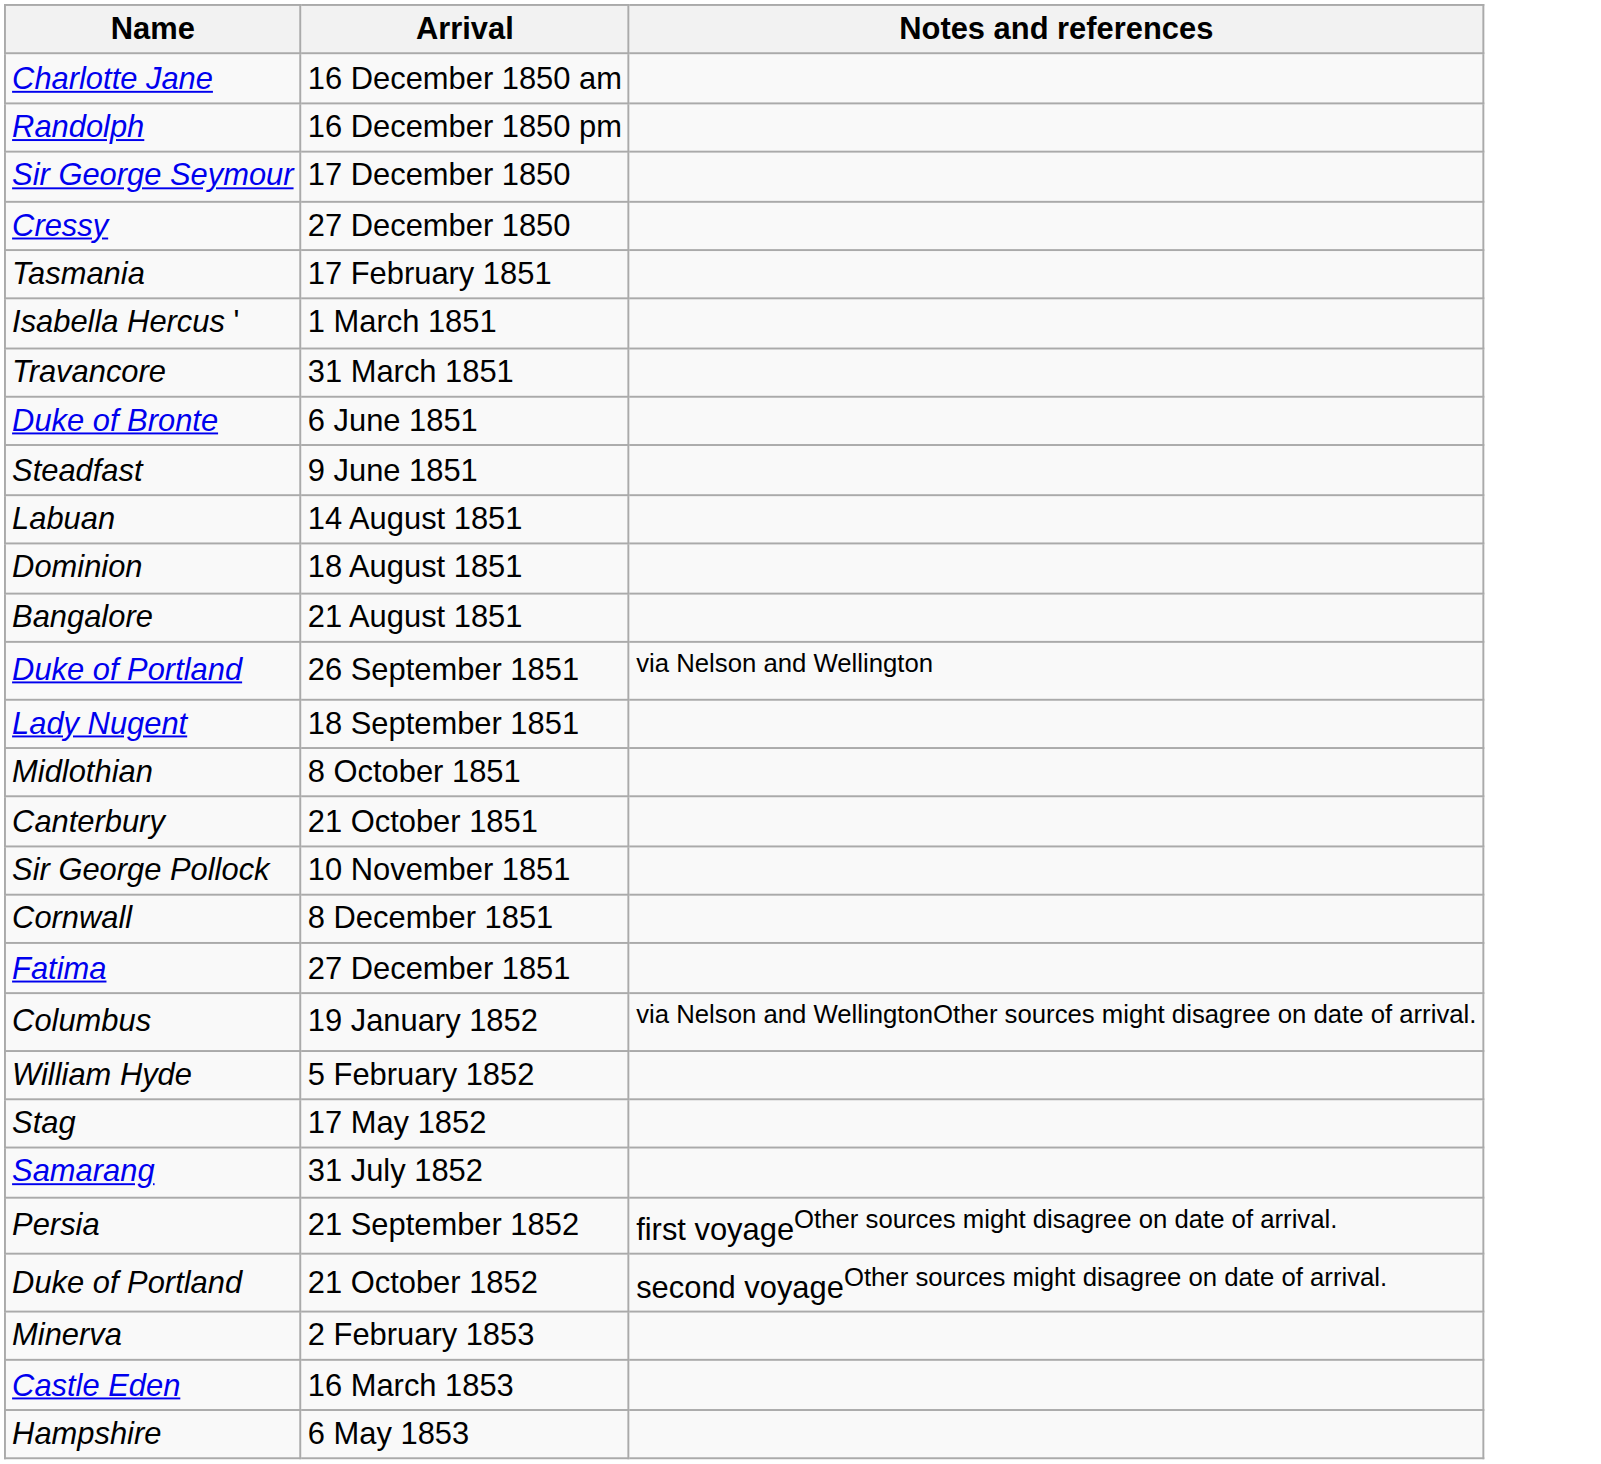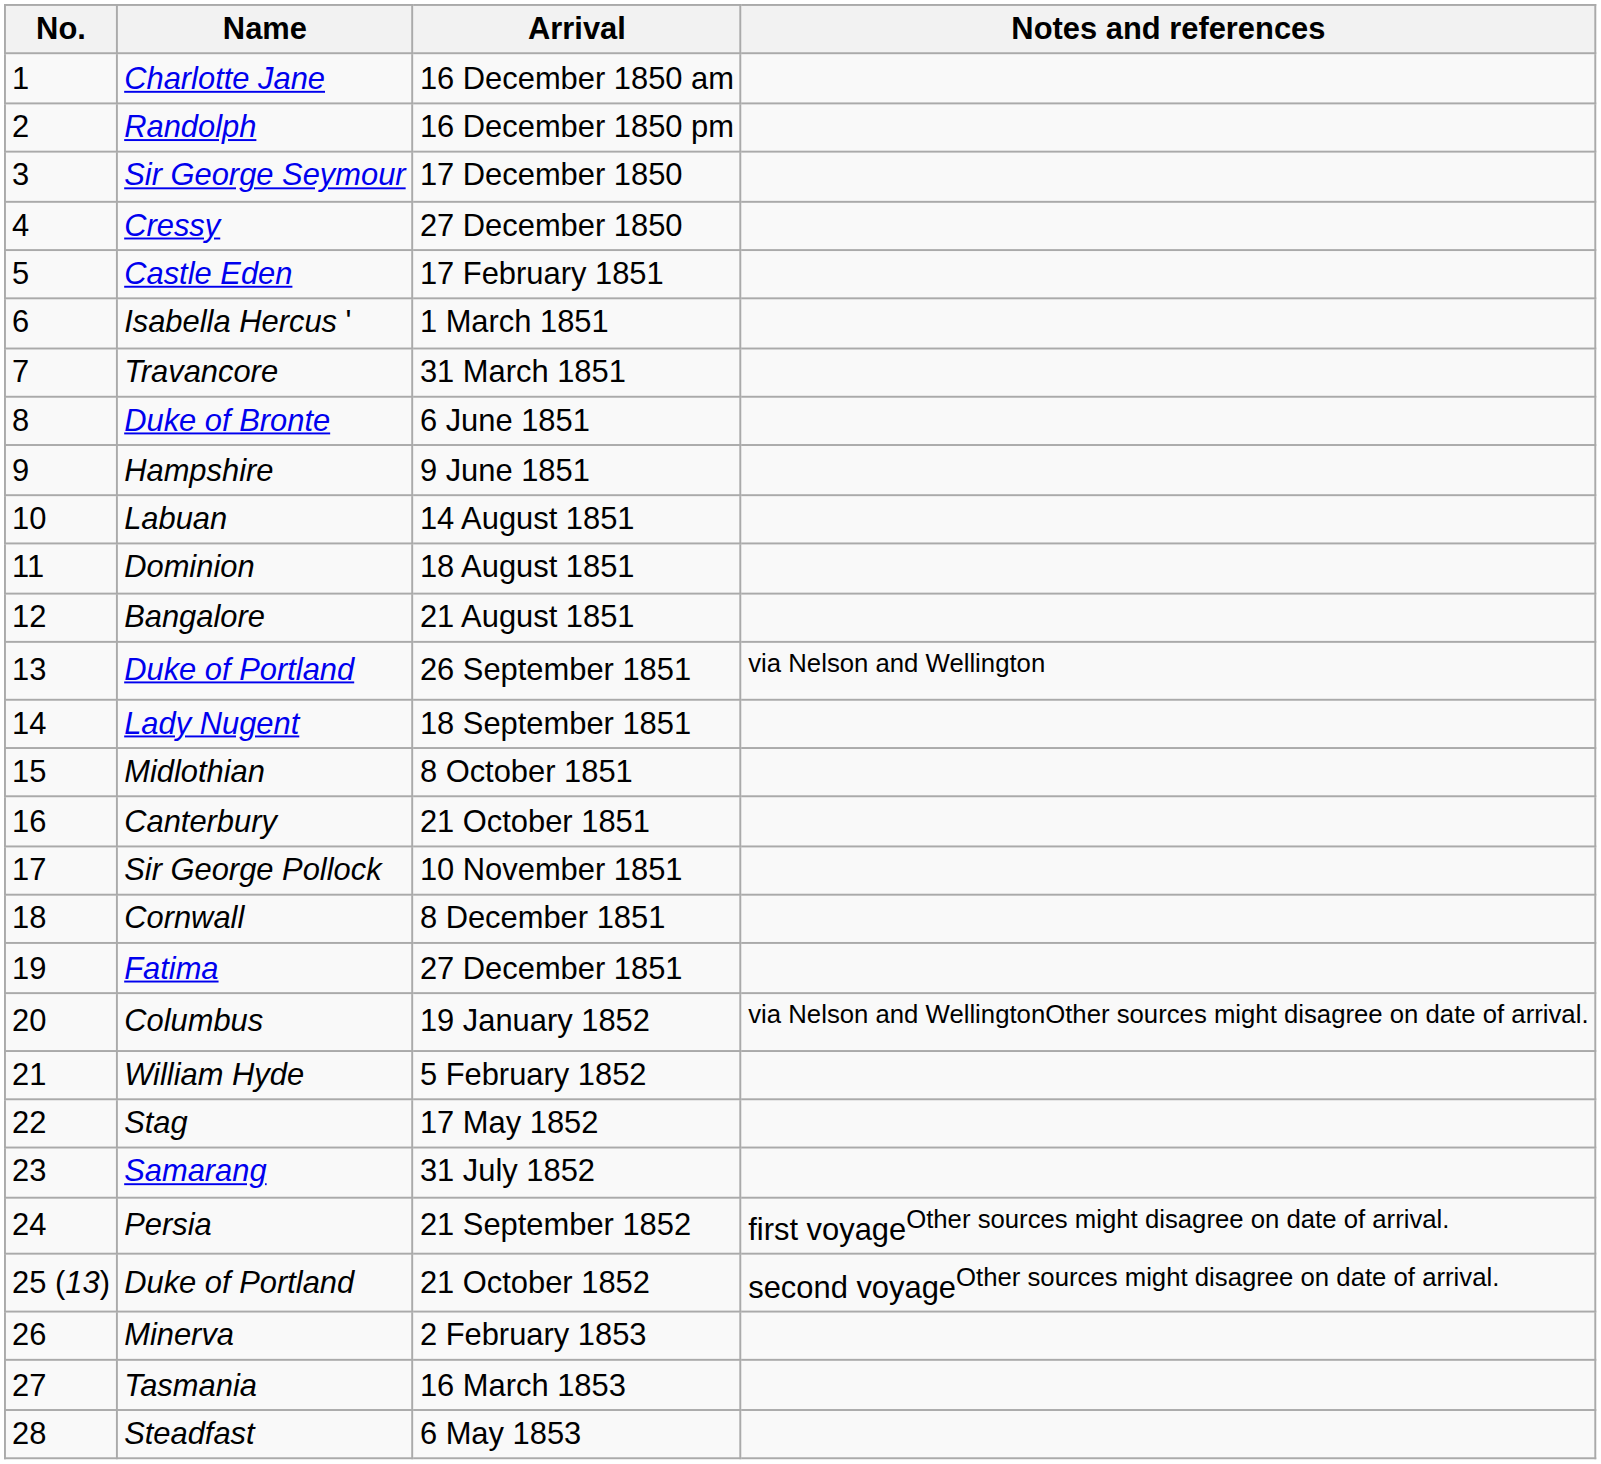+ column: (61, 28)
(78, 273) Tasmania -> (208, 273) Castle Eden
(77, 469) Steadfast -> (199, 469) Hampshire
(96, 1384) Castle Eden -> (191, 1384) Tasmania
(87, 1433) Hampshire -> (189, 1433) Steadfast
